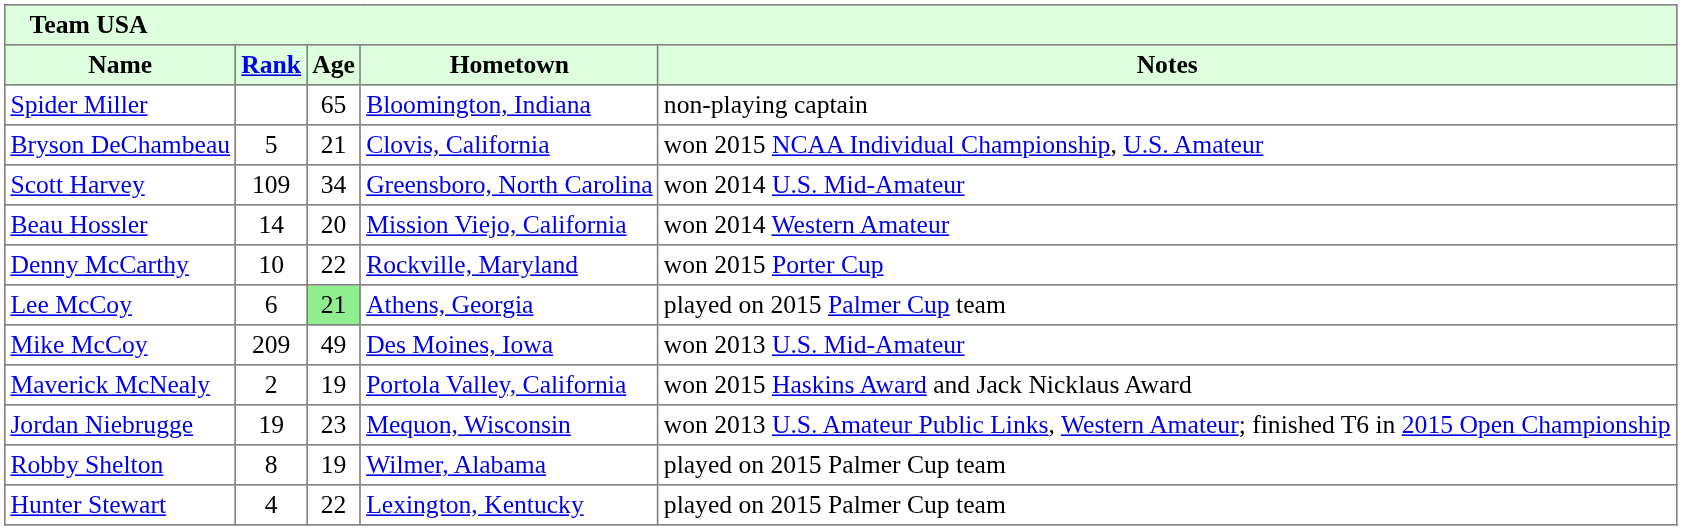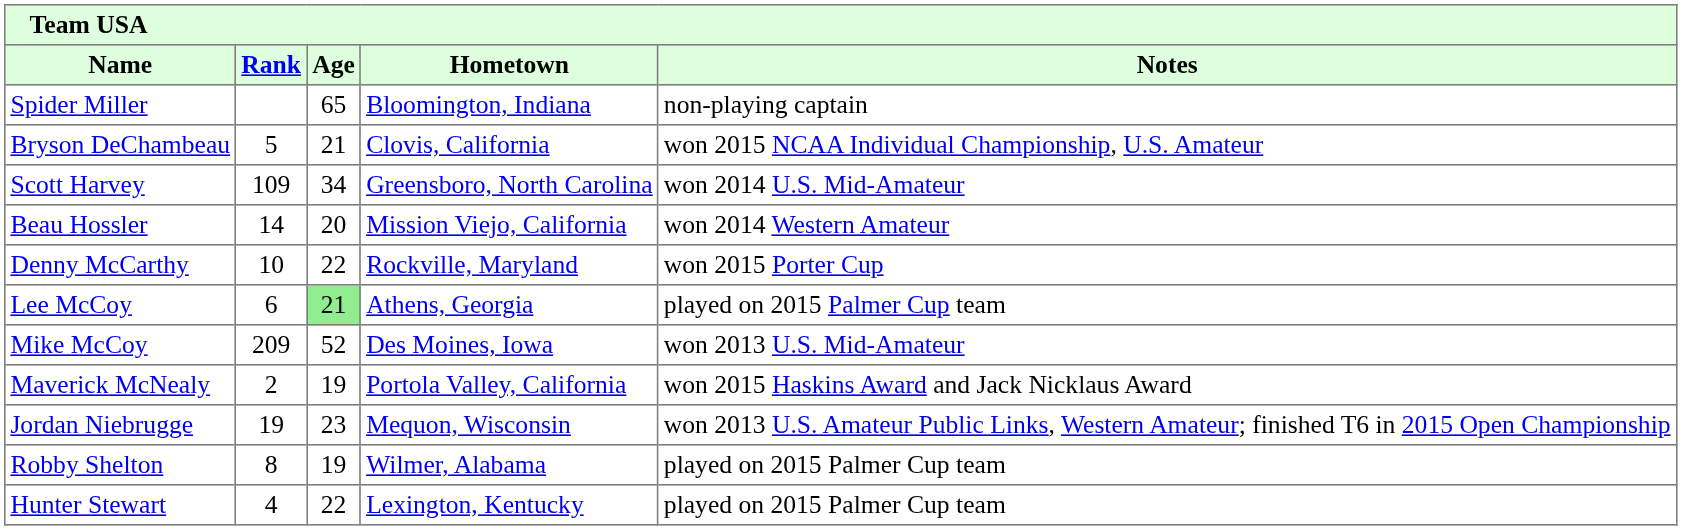(334, 344) 49 -> (334, 344) 52
